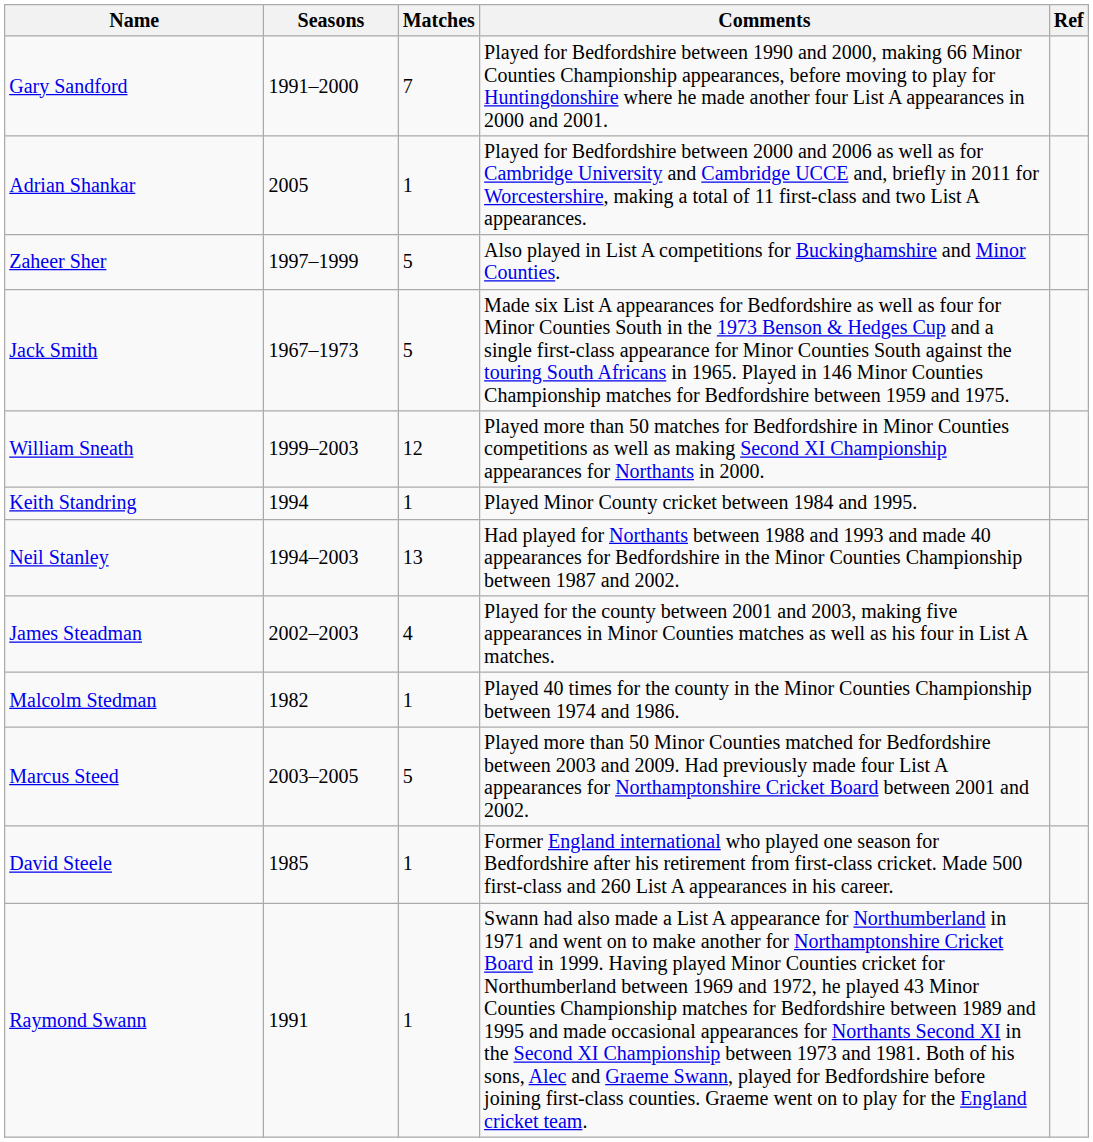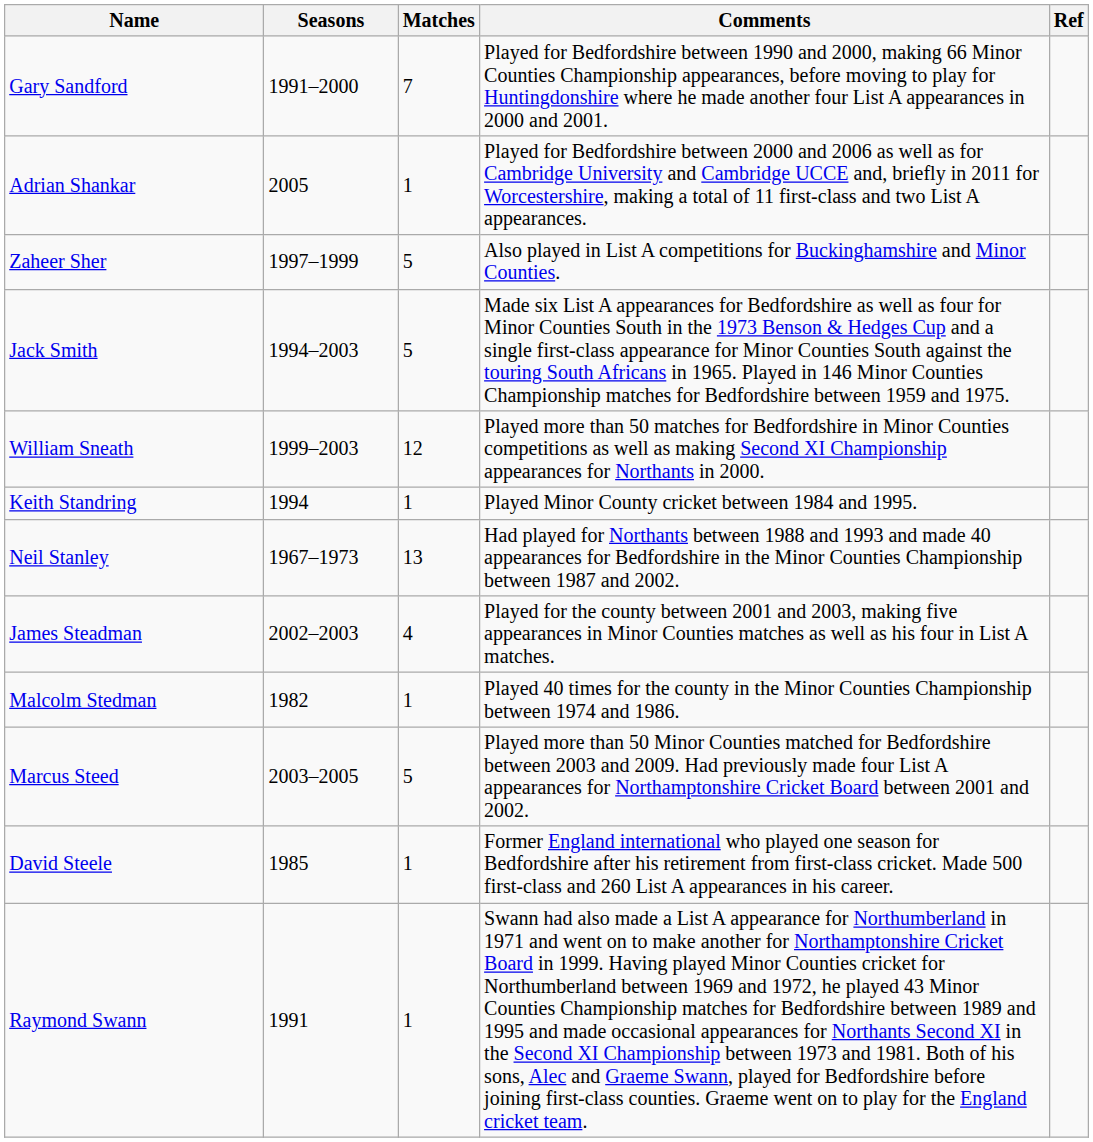(313, 349) 1967–1973 -> (313, 349) 1994–2003
(313, 557) 1994–2003 -> (313, 557) 1967–1973
